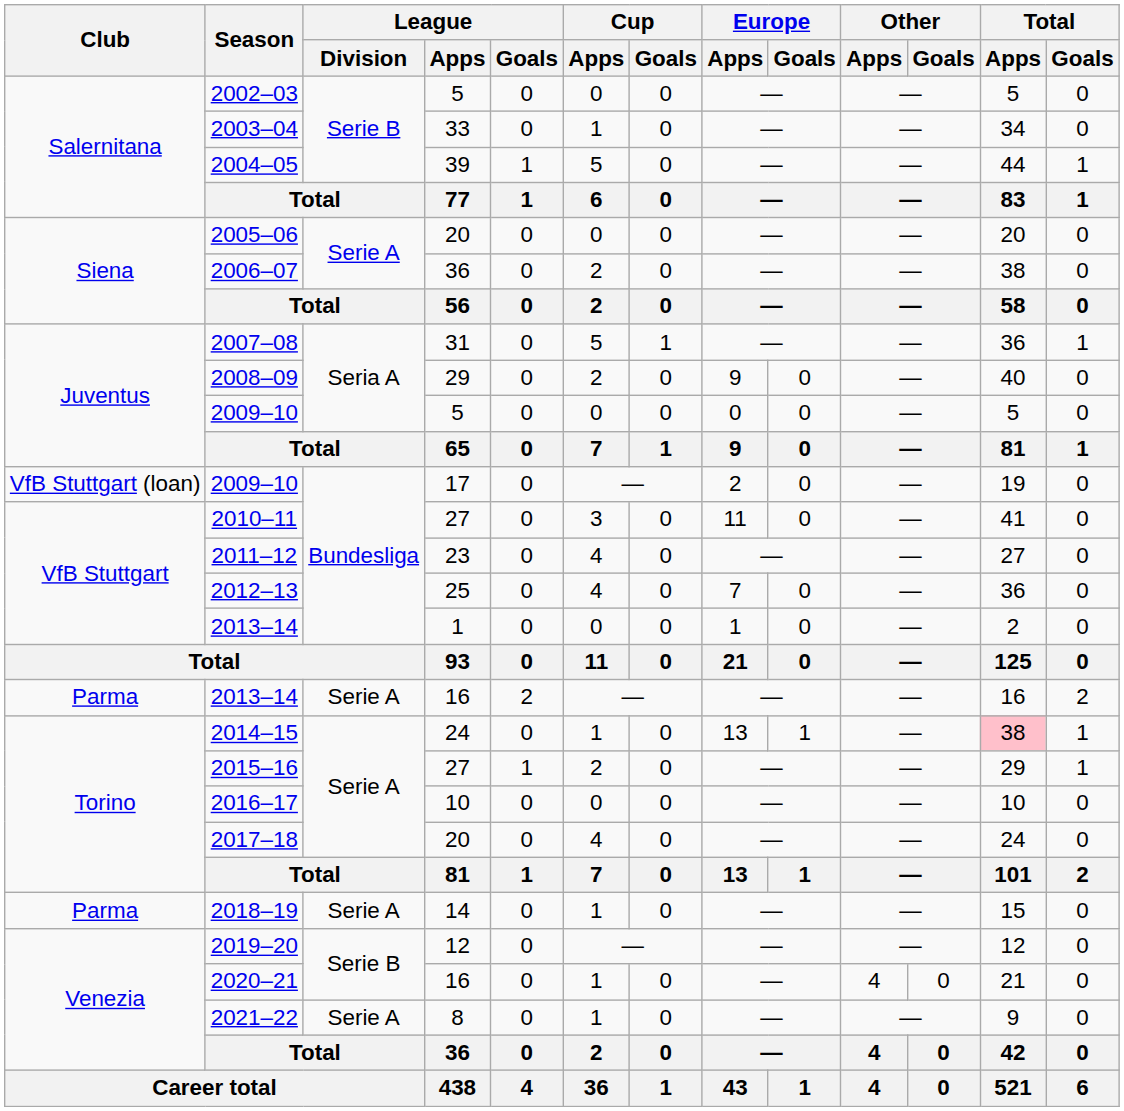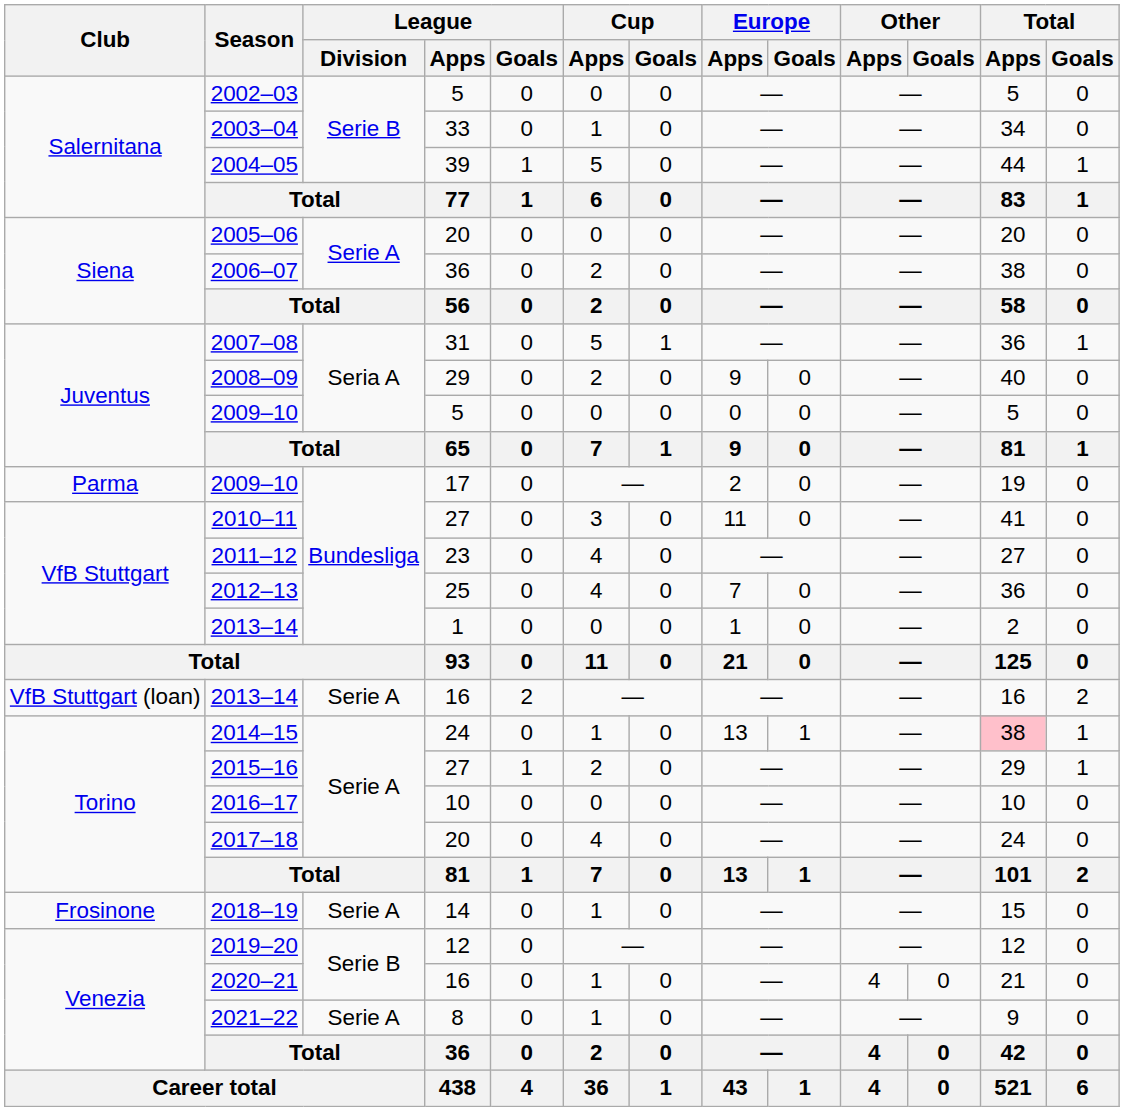(105, 484) VfB Stuttgart (loan) -> (105, 484) Parma
(105, 697) Parma -> (105, 697) VfB Stuttgart (loan)
(105, 910) Parma -> (105, 910) Frosinone
